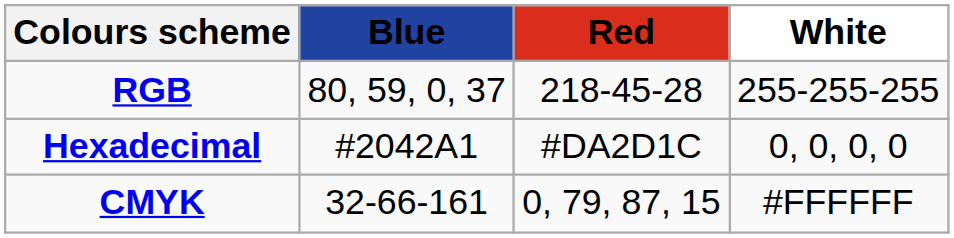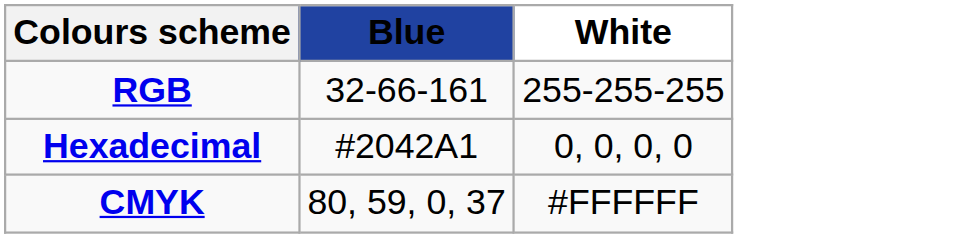- column: (621, 32)
(407, 89) 80, 59, 0, 37 -> (407, 89) 32-66-161
(407, 202) 32-66-161 -> (407, 202) 80, 59, 0, 37
